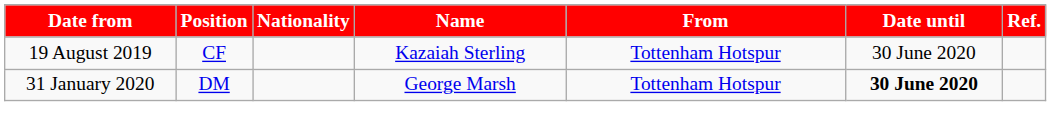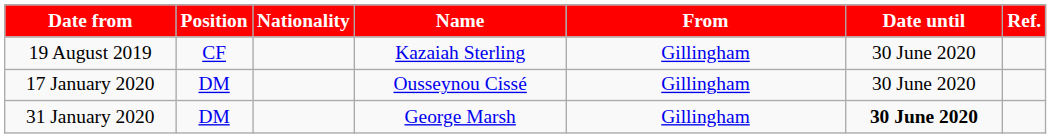(706, 52) Tottenham Hotspur -> (706, 52) Gillingham
+ row: (90, 85)
(706, 85) Tottenham Hotspur -> (706, 117) Gillingham
